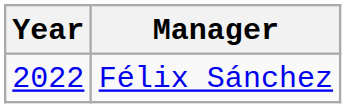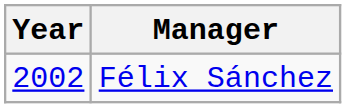(48, 79) 2022 -> (48, 79) 2002
